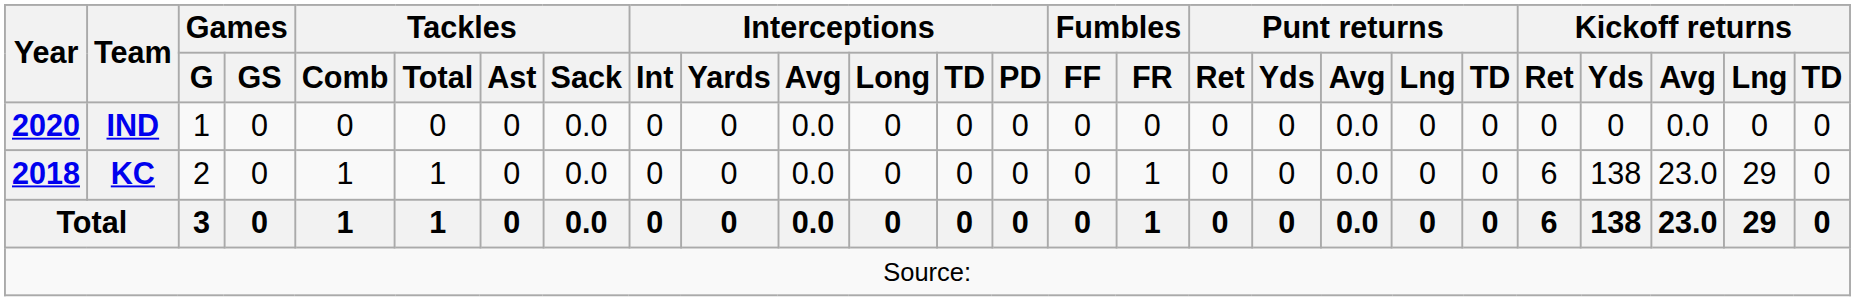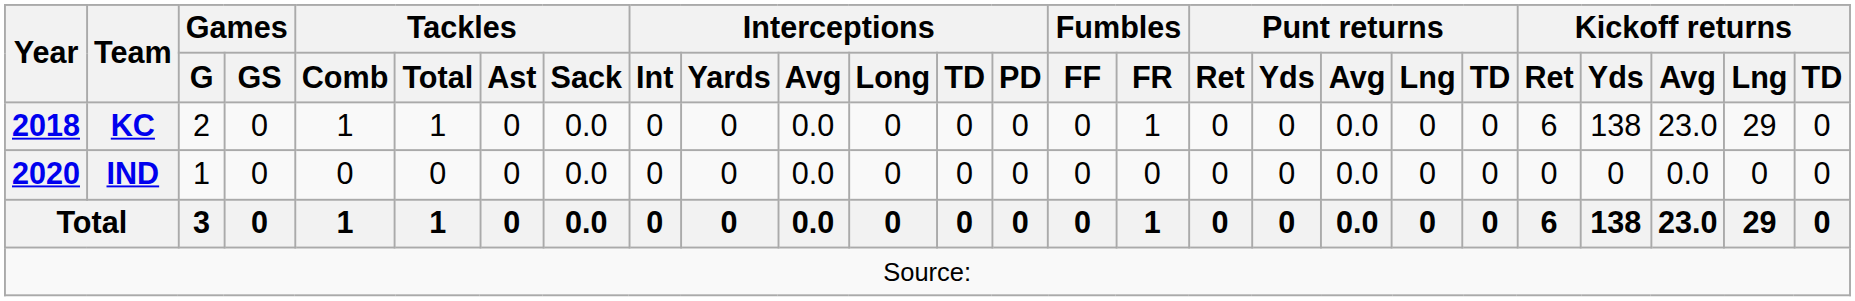rows swapped: (133, 174) <-> (133, 125)
